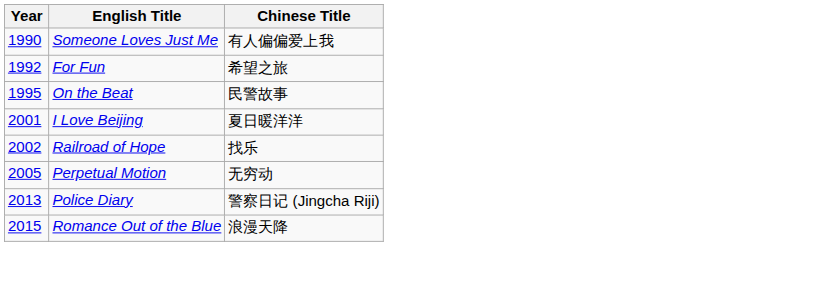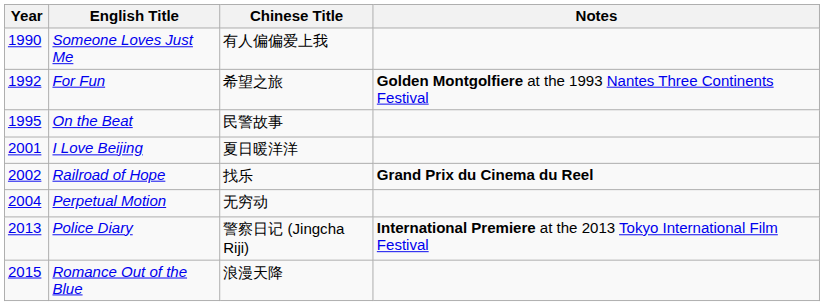+ column: (596, 16)
(25, 173) 2005 -> (25, 201) 2004
